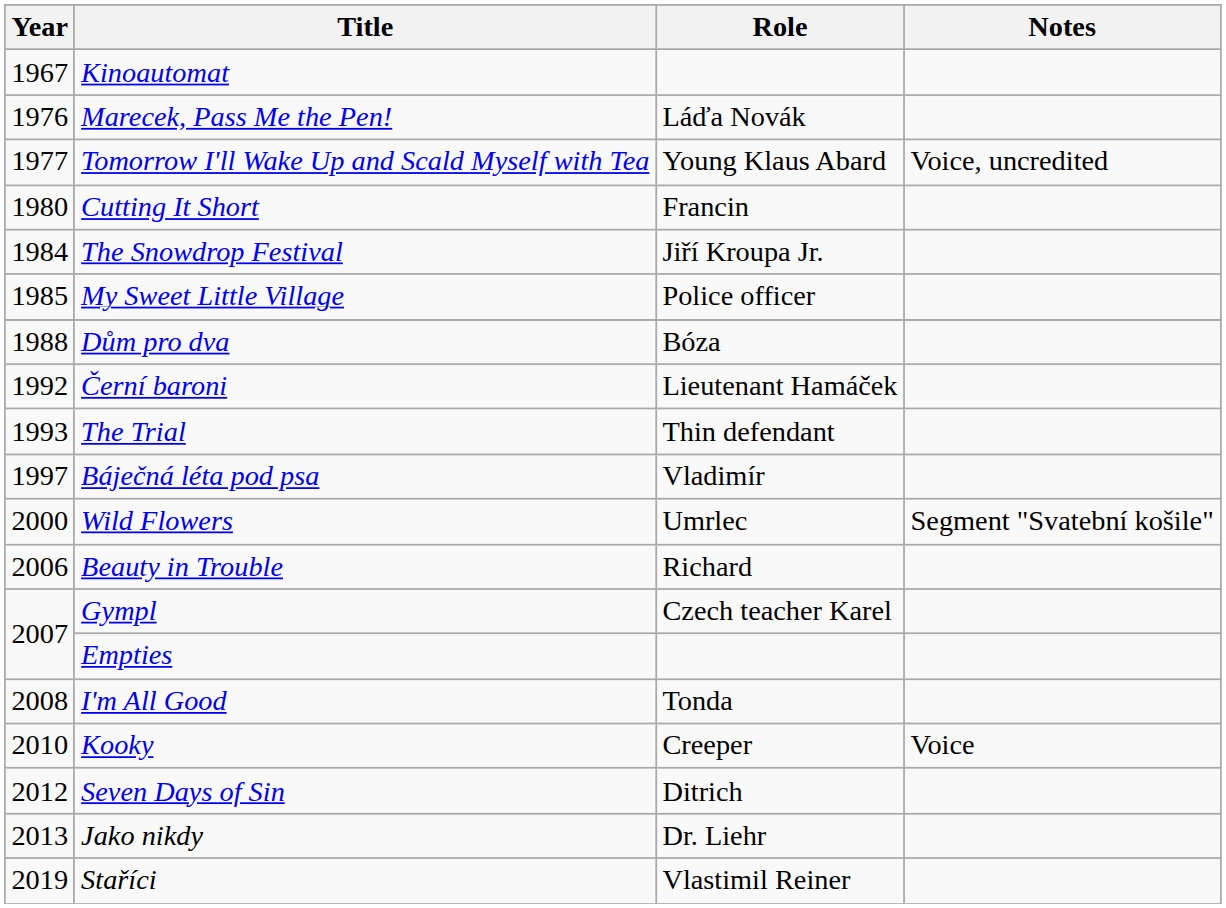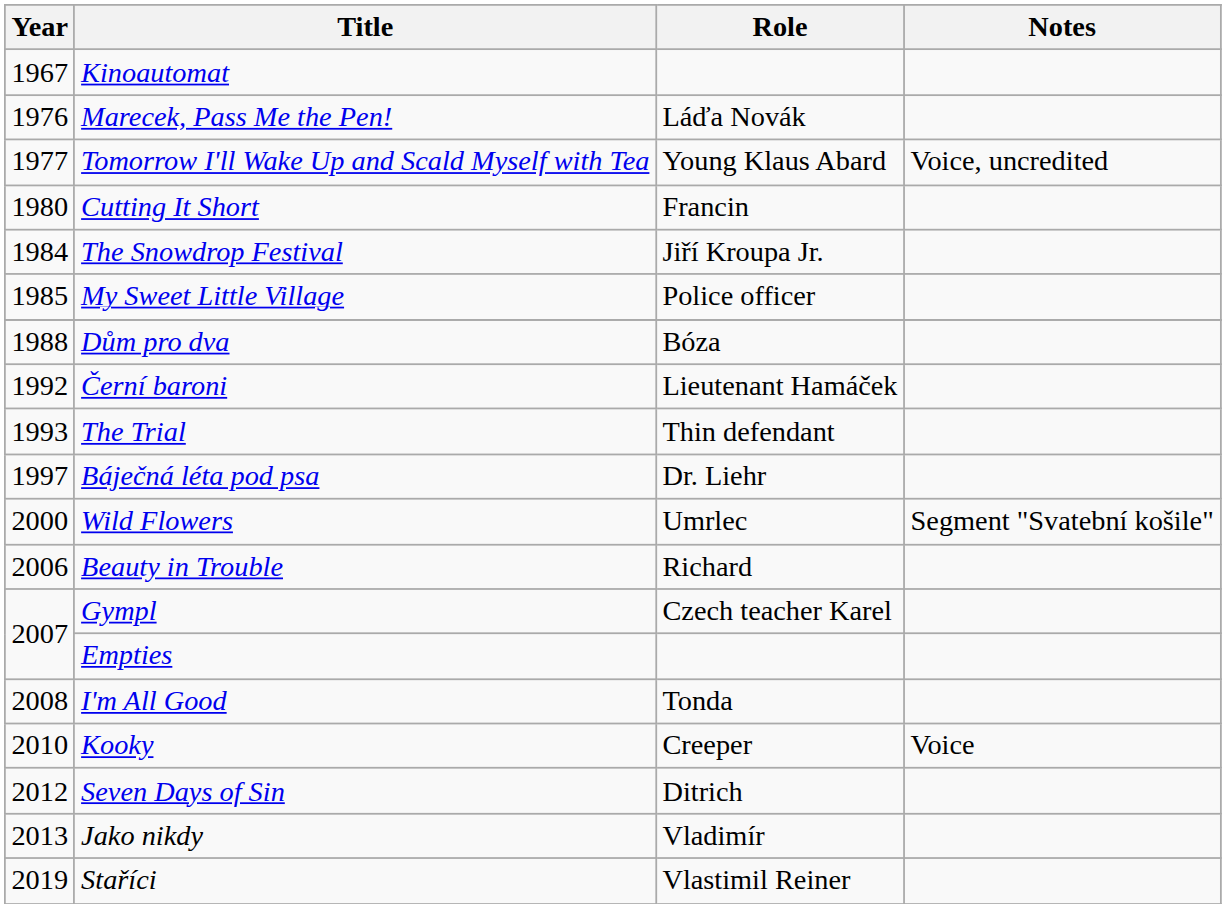(714, 476) Vladimír -> (714, 476) Dr. Liehr
(714, 835) Dr. Liehr -> (714, 835) Vladimír
